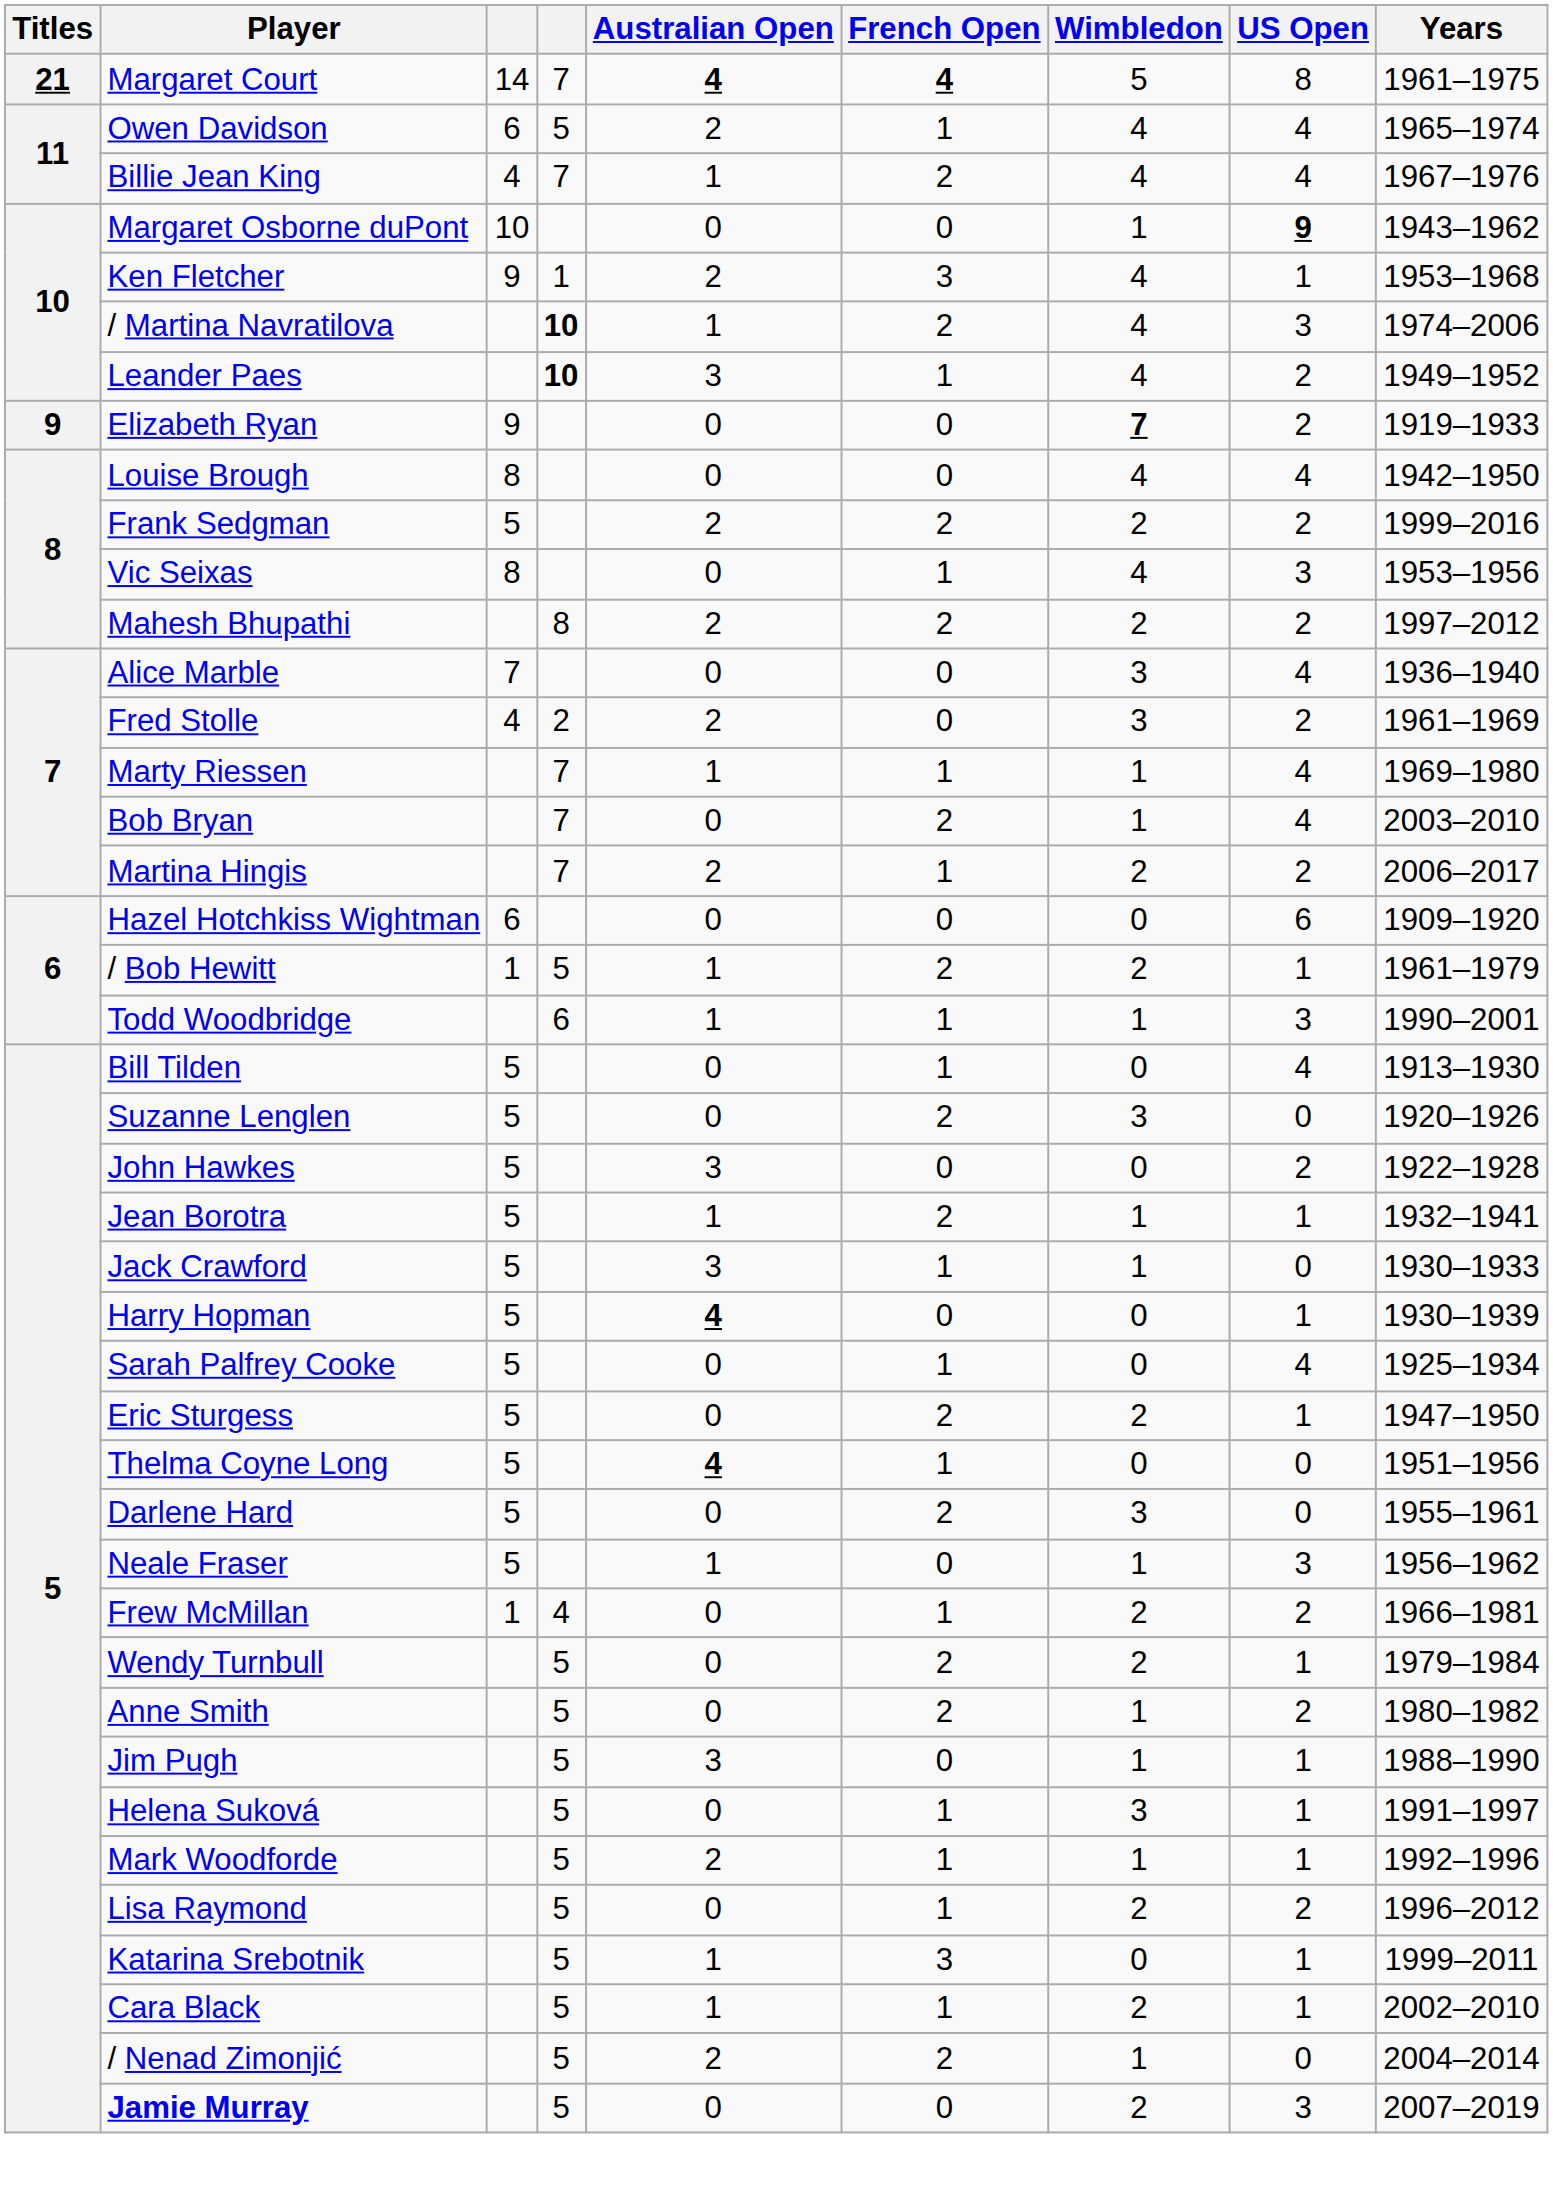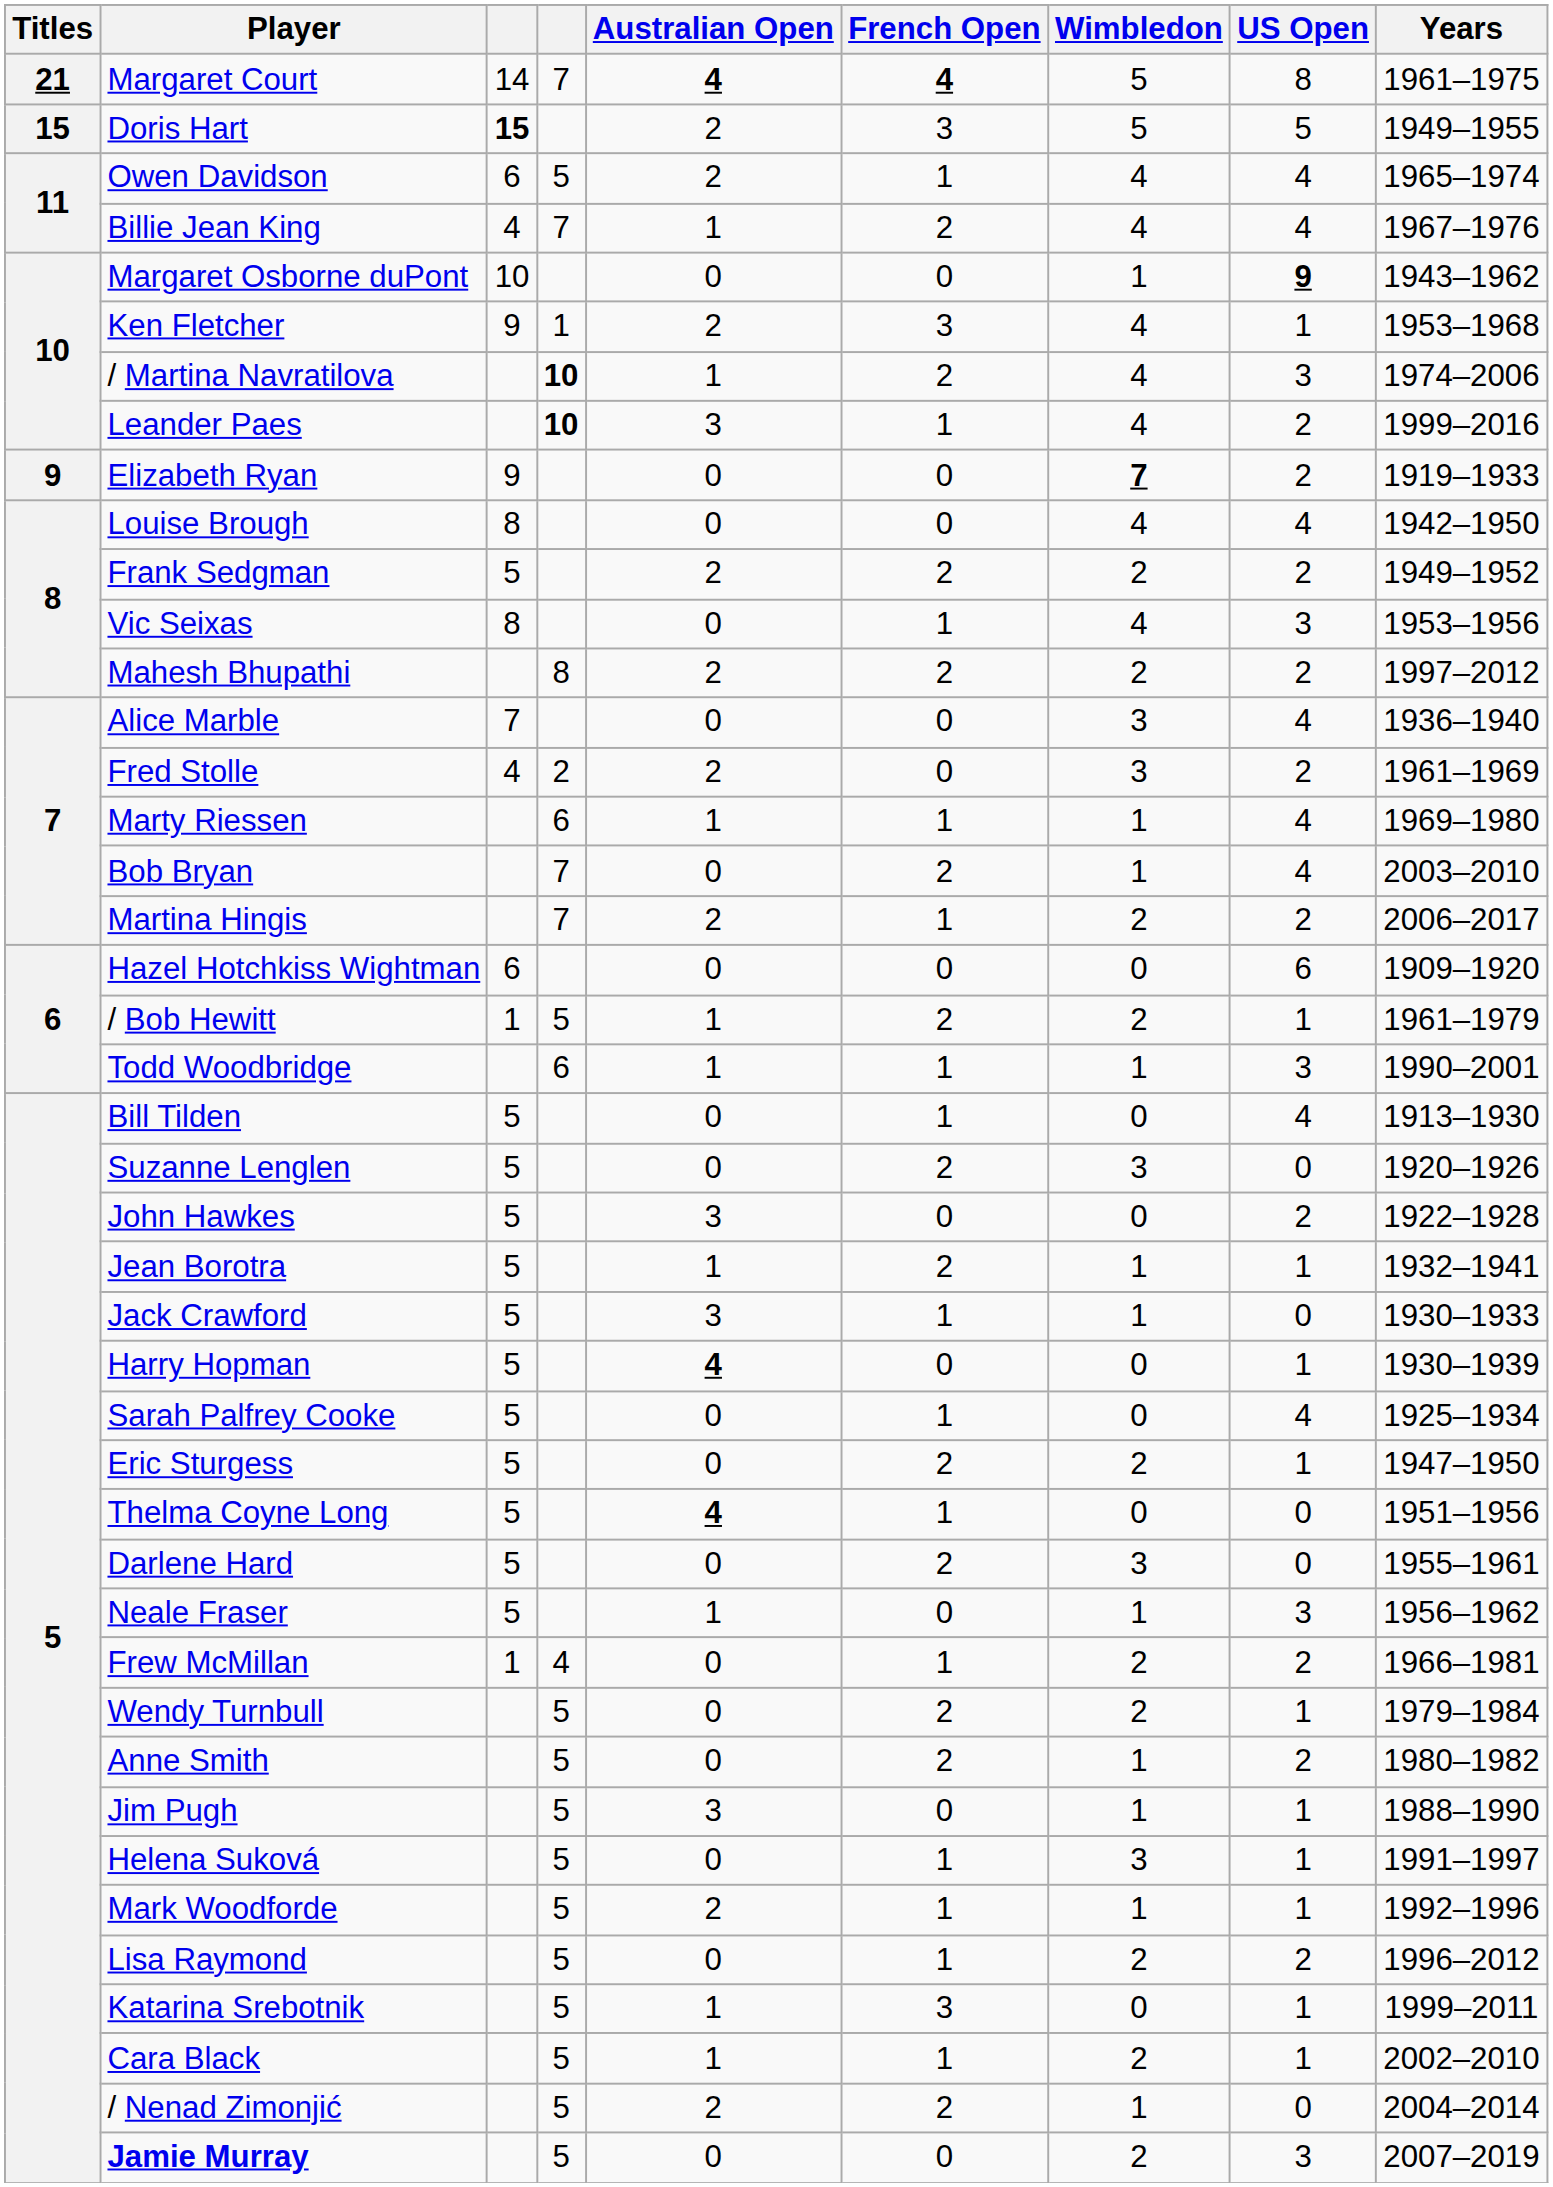+ row: (178, 128)
(1461, 375) 1949–1952 -> (1461, 425) 1999–2016
(1461, 524) 1999–2016 -> (1461, 573) 1949–1952
(561, 771) 7 -> (561, 820) 6
